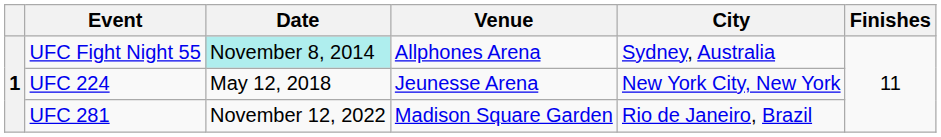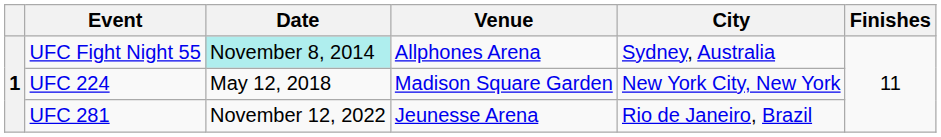(467, 83) Jeunesse Arena -> (504, 83) Madison Square Garden
(504, 115) Madison Square Garden -> (467, 115) Jeunesse Arena
